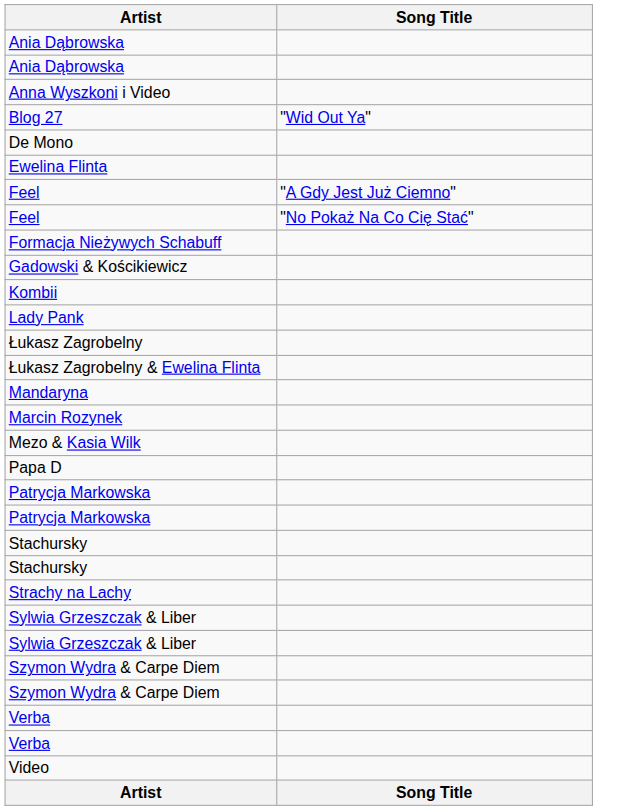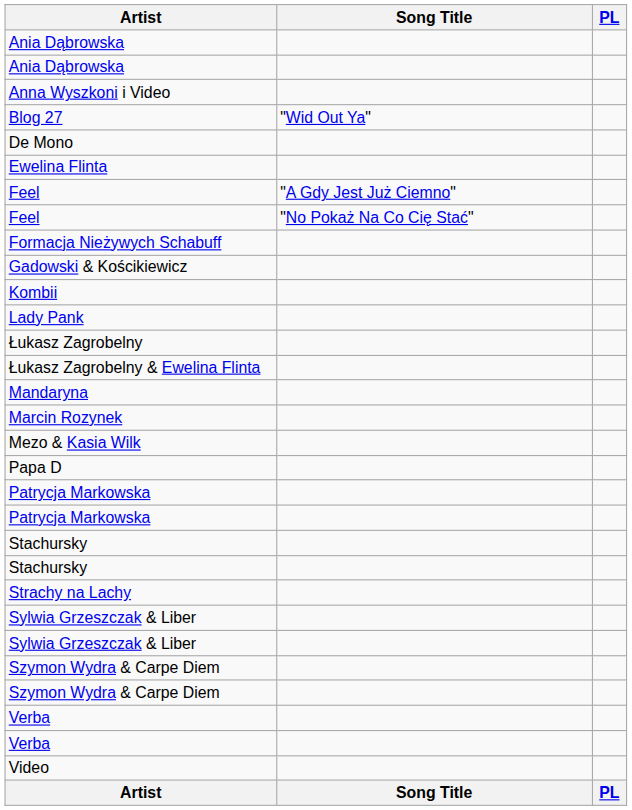+ column: (609, 17)
